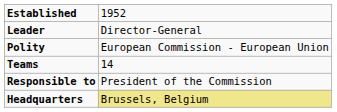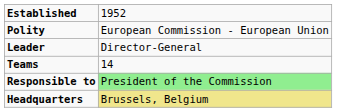rows swapped: (26, 47) <-> (26, 30)
(186, 82) no background -> (186, 82) lightgreen background
